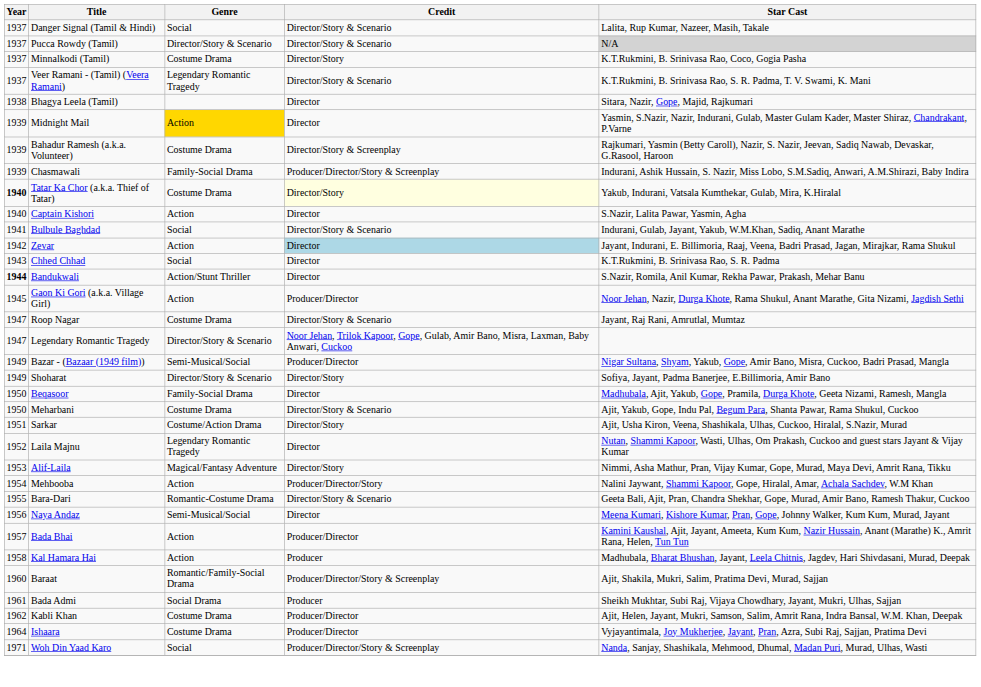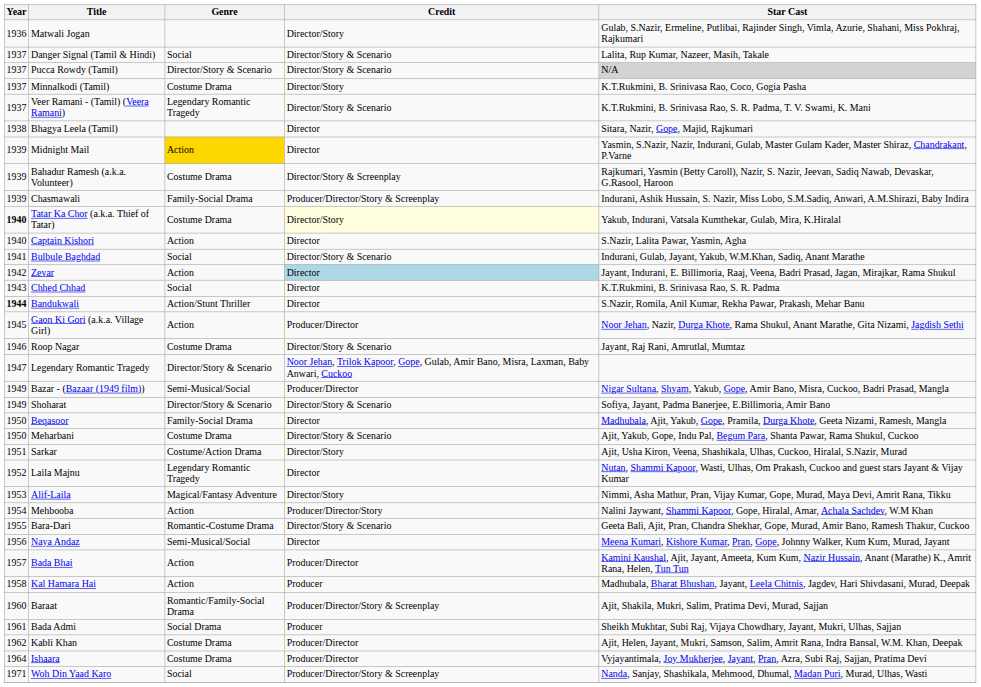+ row: (60, 33)
(17, 319) 1947 -> (17, 346) 1946
(315, 378) Director/Story -> (339, 405) Director/Story & Scenario
